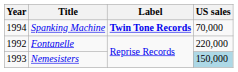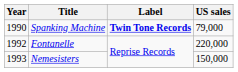(17, 28) 1994 -> (17, 28) 1990
(209, 28) 70,000 -> (209, 28) 79,000
(212, 59) lightblue background -> (212, 59) no background
